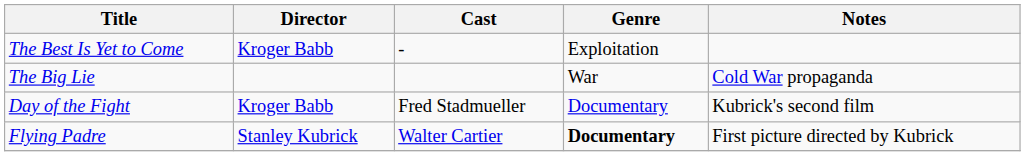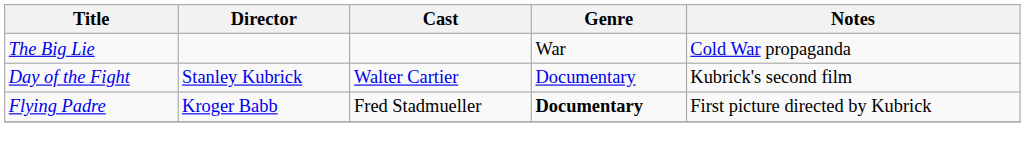- row: (96, 48)
(285, 106) Kroger Babb -> (242, 77) Stanley Kubrick
(462, 106) Fred Stadmueller -> (406, 77) Walter Cartier
(298, 135) Stanley Kubrick -> (230, 106) Kroger Babb
(450, 135) Walter Cartier -> (418, 106) Fred Stadmueller
